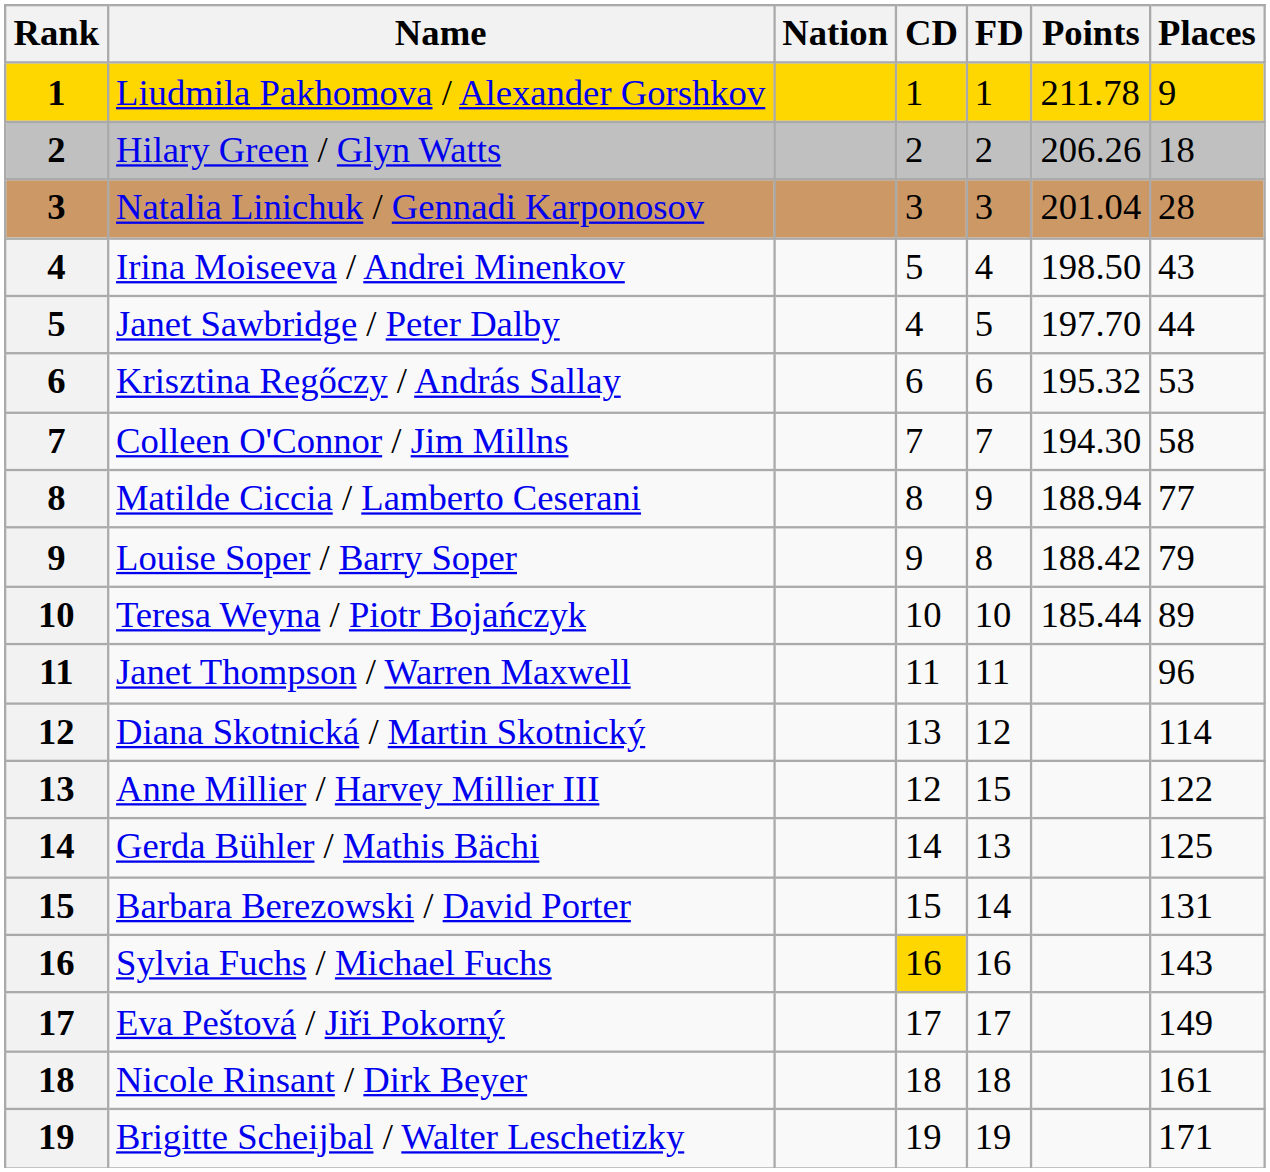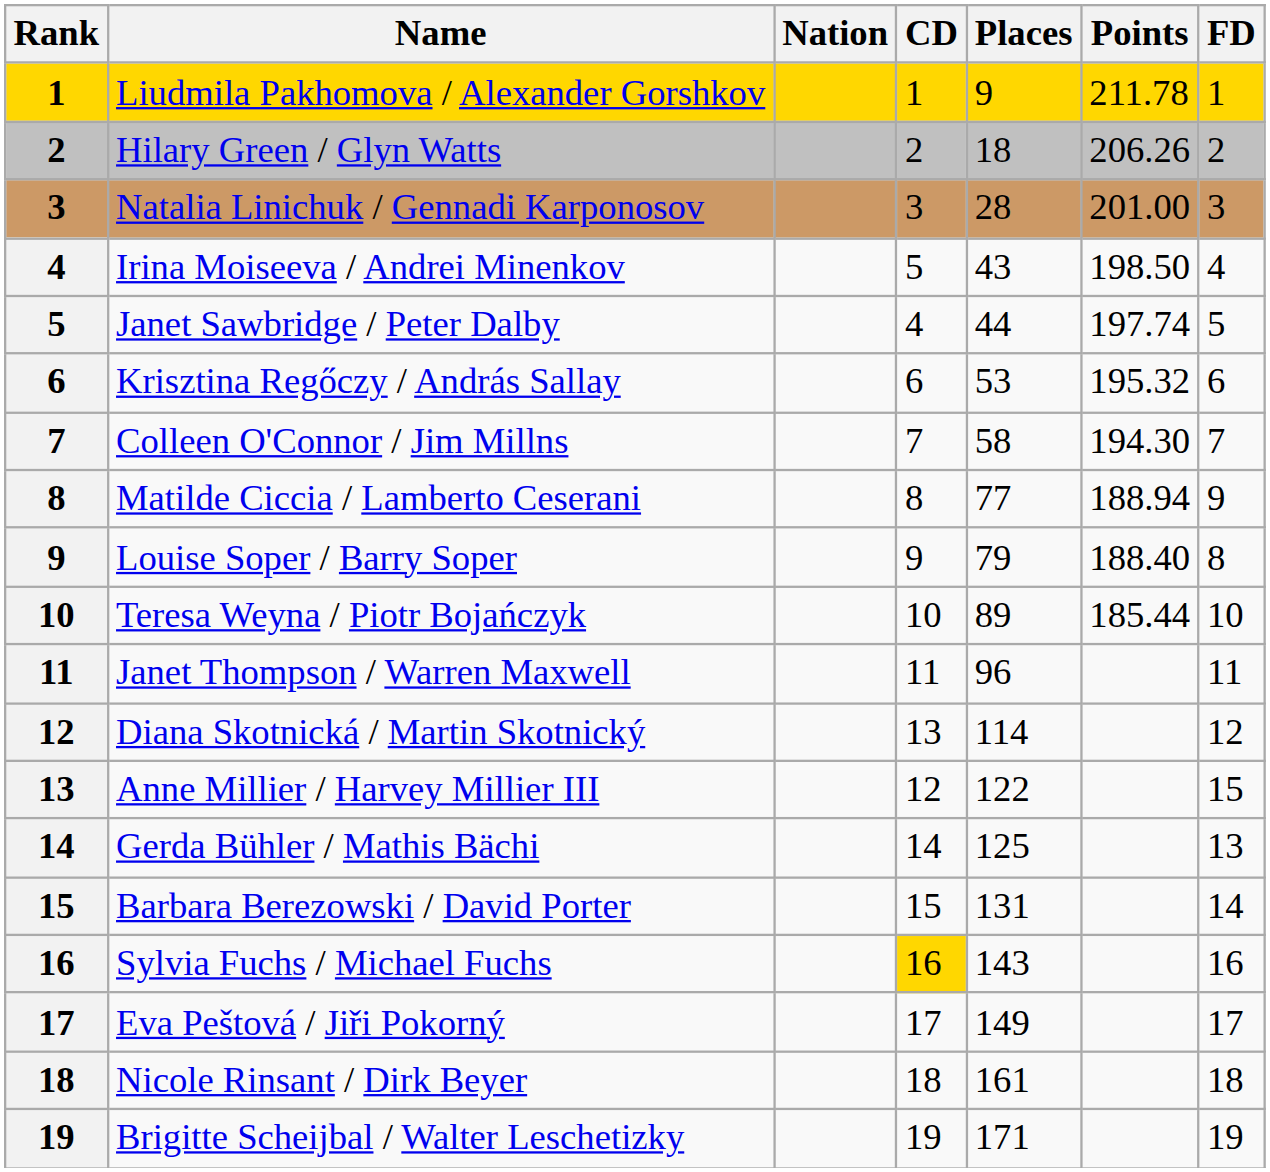columns swapped: (999, 33) <-> (1207, 33)
(1091, 207) 201.04 -> (1140, 207) 201.00
(1091, 324) 197.70 -> (1140, 324) 197.74
(1091, 556) 188.42 -> (1140, 556) 188.40
